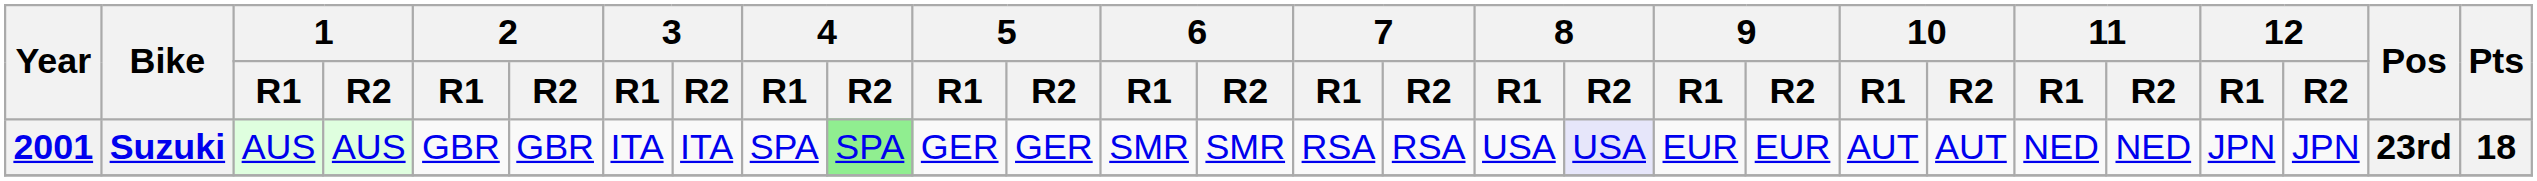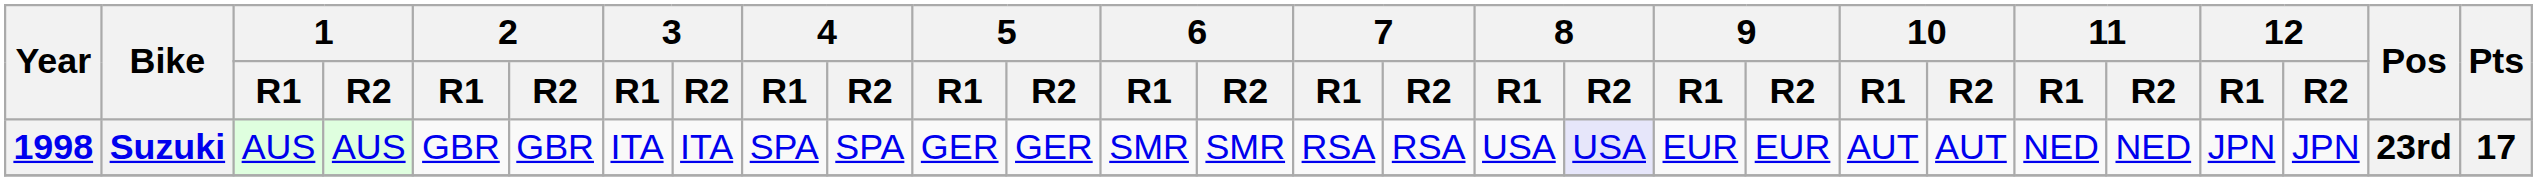(53, 146) 2001 -> (53, 146) 1998
(870, 146) lightgreen background -> (870, 146) no background
(2496, 146) 18 -> (2496, 146) 17
